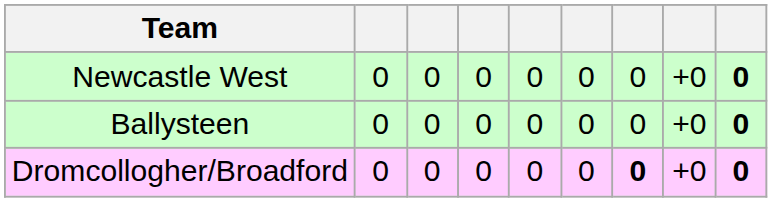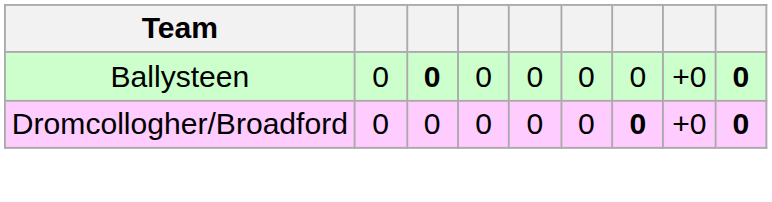- row: (180, 76)
(432, 123) normal -> (432, 76) bold
